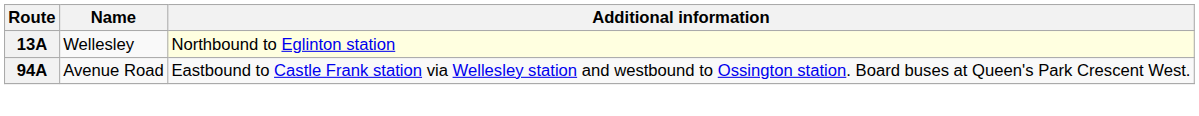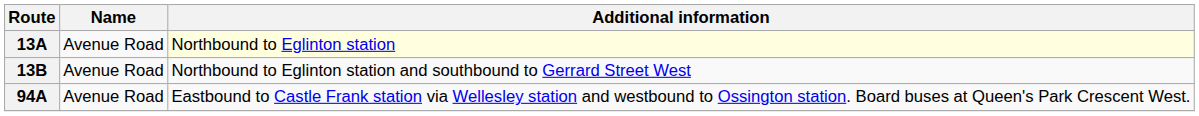(99, 44) Wellesley -> (113, 44) Avenue Road
+ row: (32, 70)
